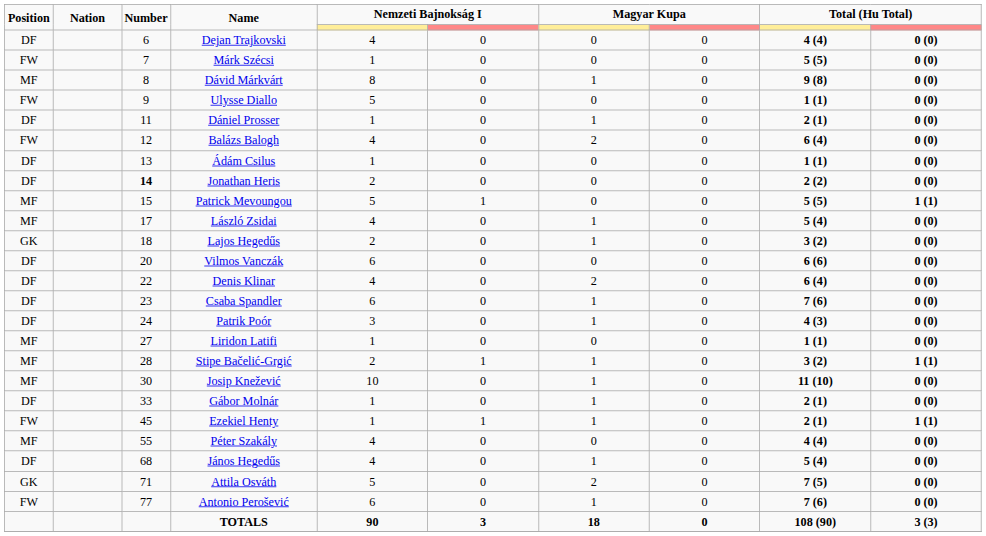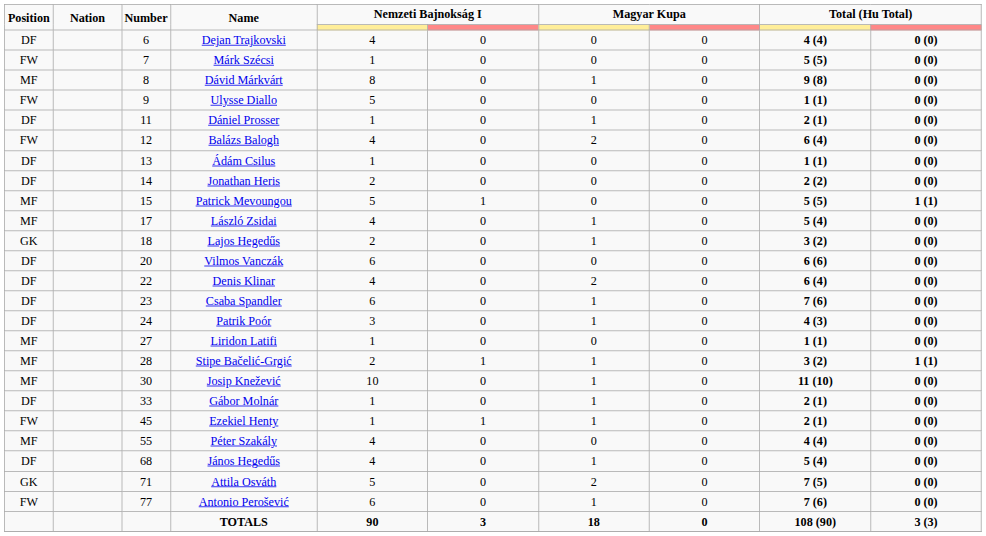(146, 180) bold -> (146, 180) normal
(926, 421) 1 (1) -> (926, 421) 0 (0)
